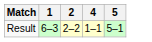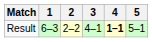+ column: (93, 12)
(93, 28) normal -> (115, 28) bold
